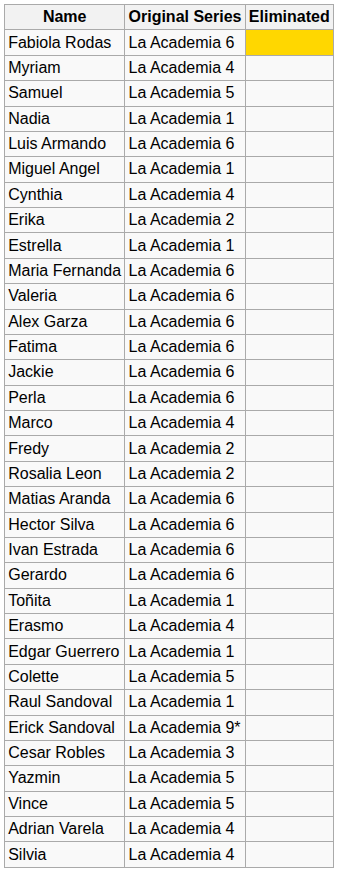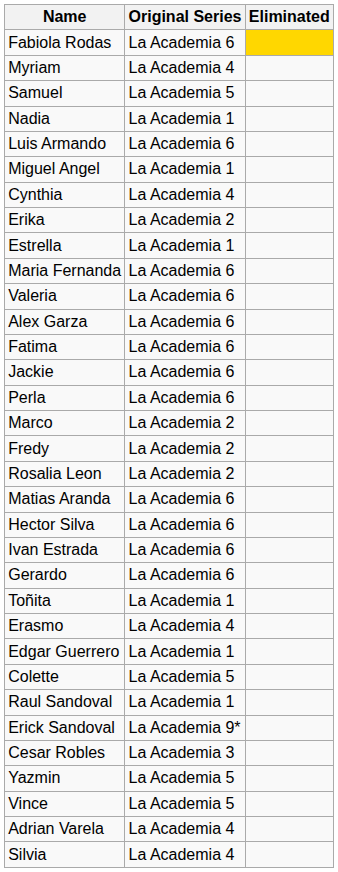(181, 423) La Academia 4 -> (181, 423) La Academia 2
